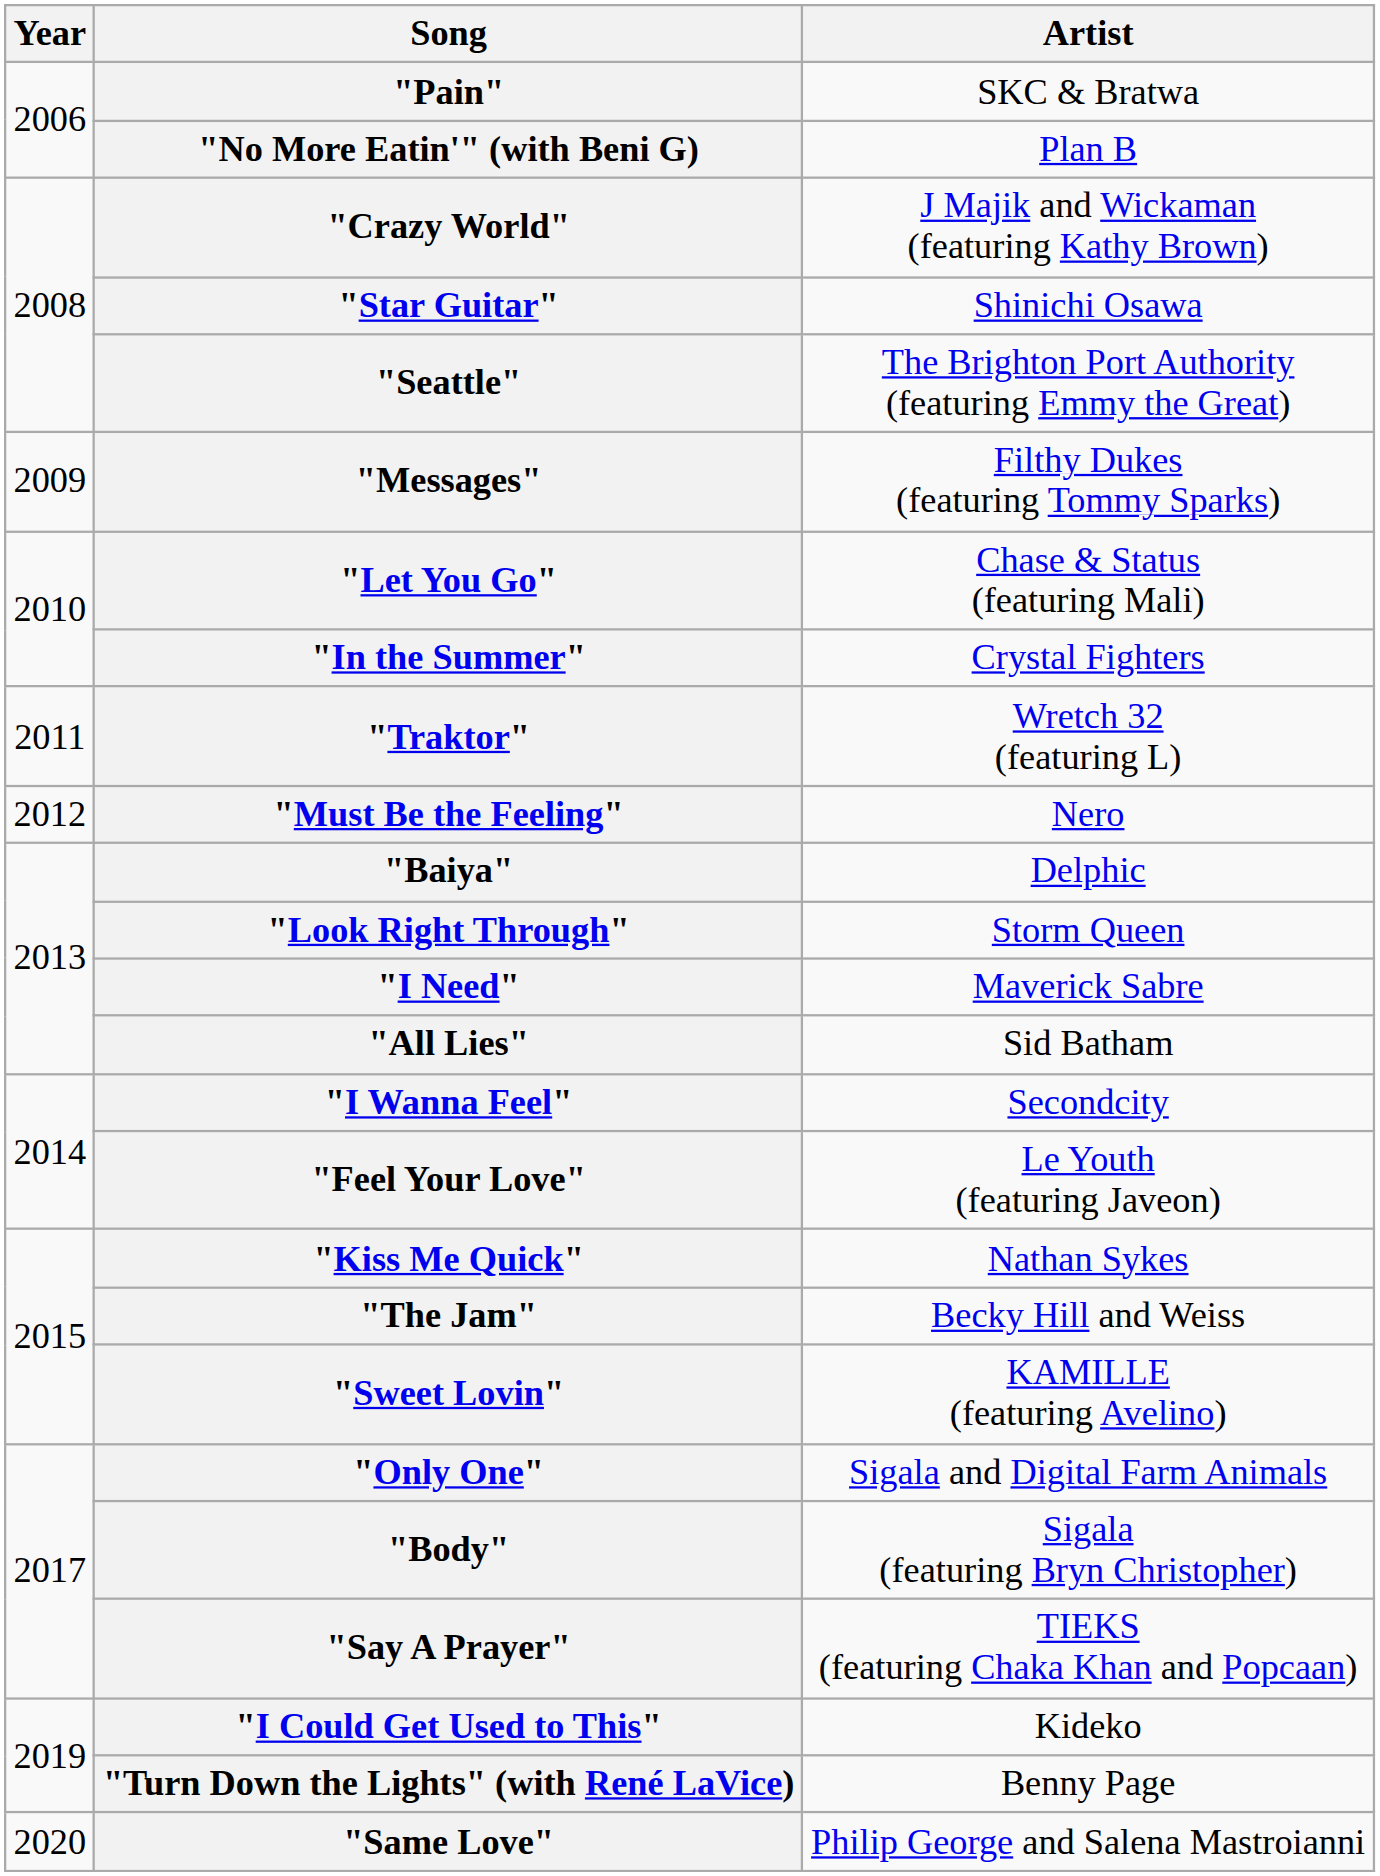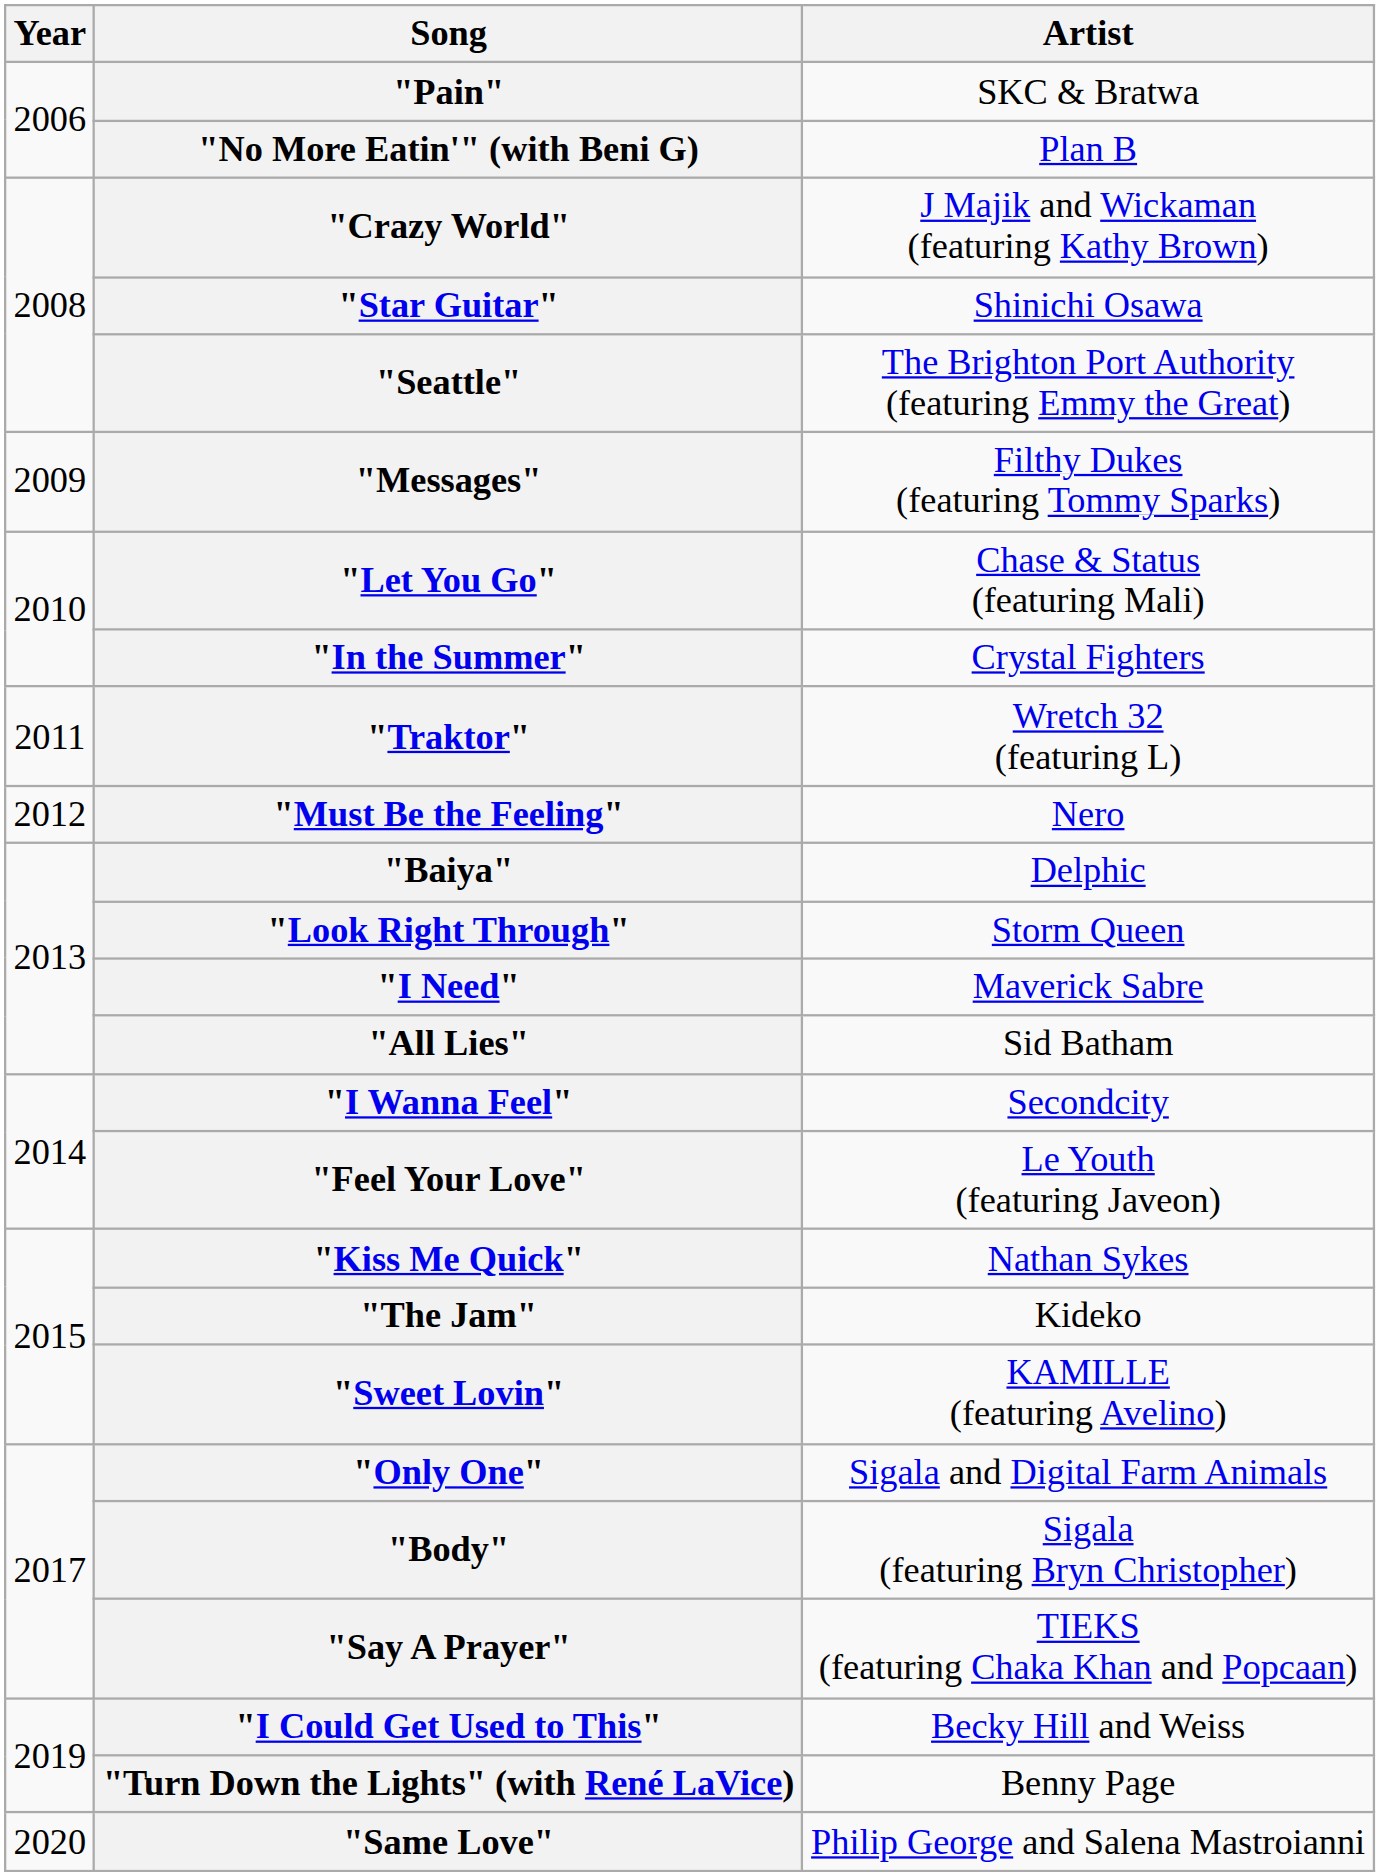(1088, 1315) Becky Hill and Weiss -> (1088, 1315) Kideko
(1088, 1725) Kideko -> (1088, 1725) Becky Hill and Weiss
